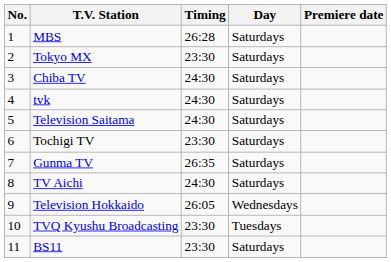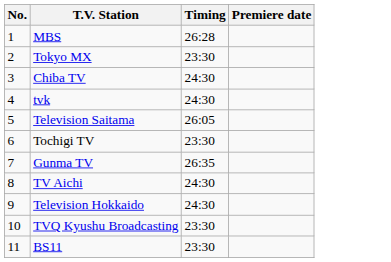- column: (265, 15)
(200, 120) 24:30 -> (200, 120) 26:05
(200, 204) 26:05 -> (200, 204) 24:30
